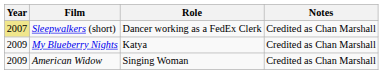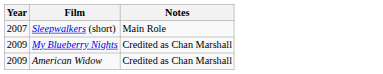- column: (192, 12)
(17, 28) khaki background -> (17, 28) no background
(321, 28) Credited as Chan Marshall -> (144, 28) Main Role
